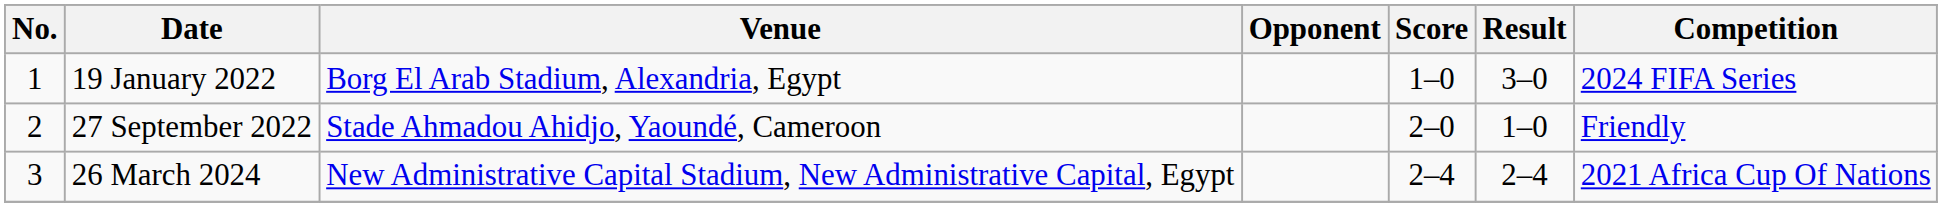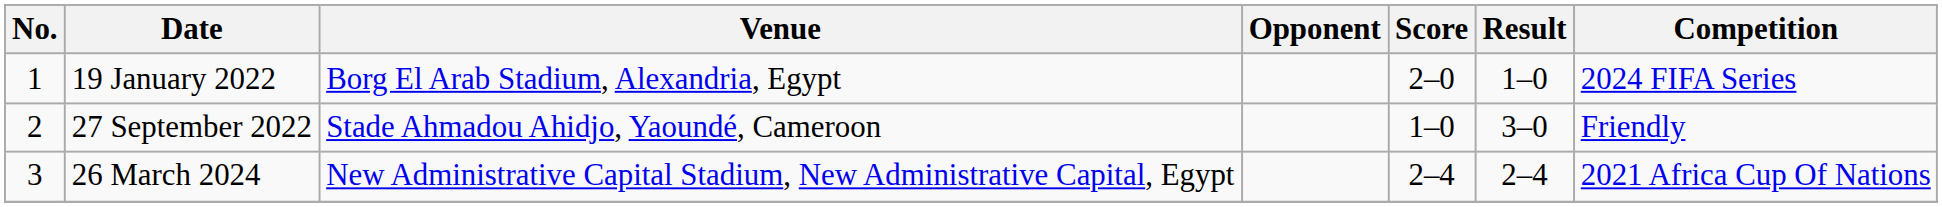(1432, 77) 1–0 -> (1432, 77) 2–0
(1525, 77) 3–0 -> (1525, 77) 1–0
(1432, 126) 2–0 -> (1432, 126) 1–0
(1525, 126) 1–0 -> (1525, 126) 3–0
